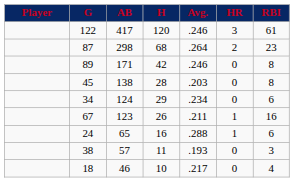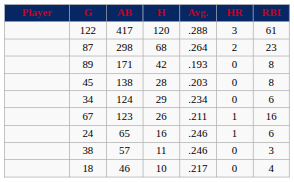(198, 30) .246 -> (198, 30) .288
(198, 64) .246 -> (198, 64) .193
(198, 133) .288 -> (198, 133) .246
(198, 151) .193 -> (198, 151) .246
